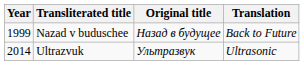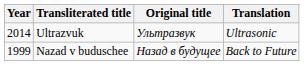rows swapped: (82, 32) <-> (60, 51)
